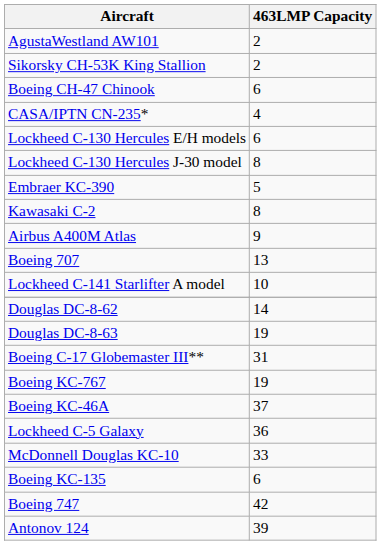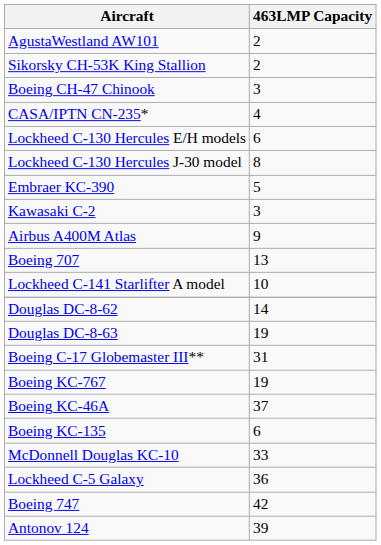(257, 89) 6 -> (257, 89) 3
(257, 211) 8 -> (257, 211) 3
rows swapped: (57, 479) <-> (76, 430)
